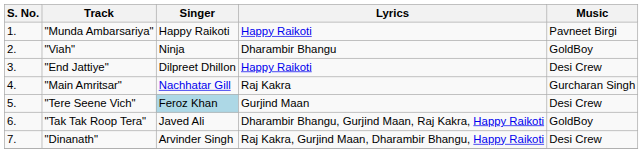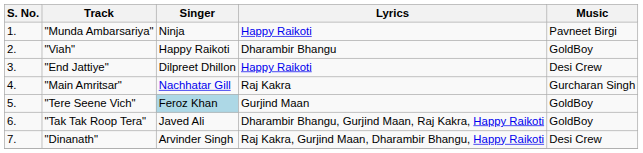(194, 31) Happy Raikoti -> (172, 31) Ninja
(172, 49) Ninja -> (194, 49) Happy Raikoti
(576, 103) Desi Crew -> (571, 103) GoldBoy
